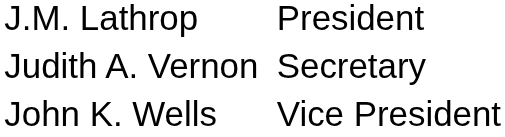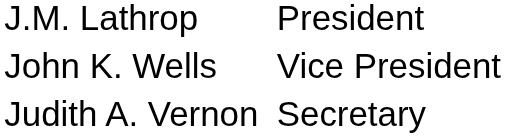rows swapped: (91, 114) <-> (112, 66)
